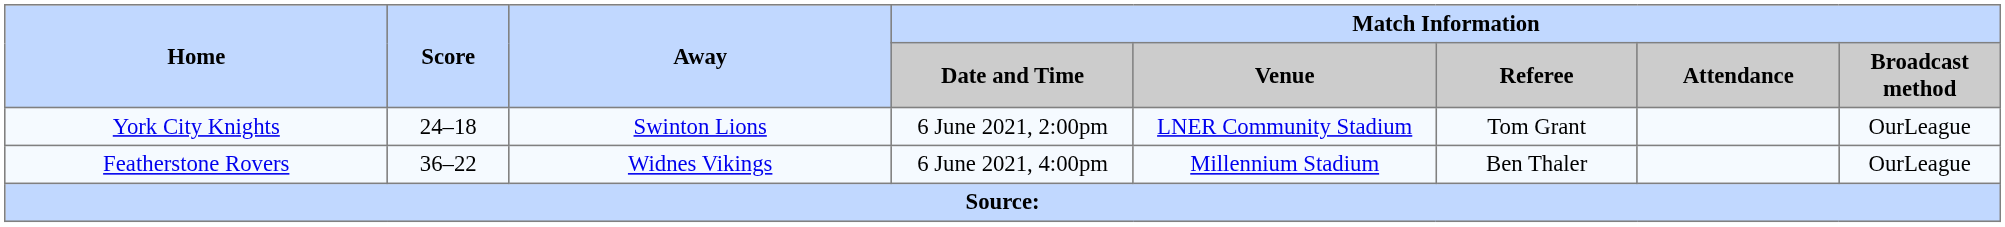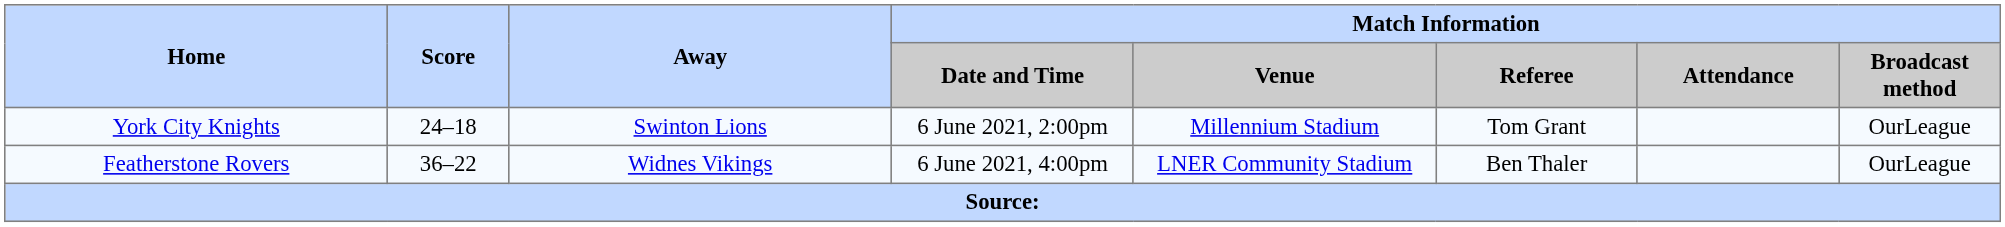(1285, 126) LNER Community Stadium -> (1285, 126) Millennium Stadium
(1285, 164) Millennium Stadium -> (1285, 164) LNER Community Stadium
